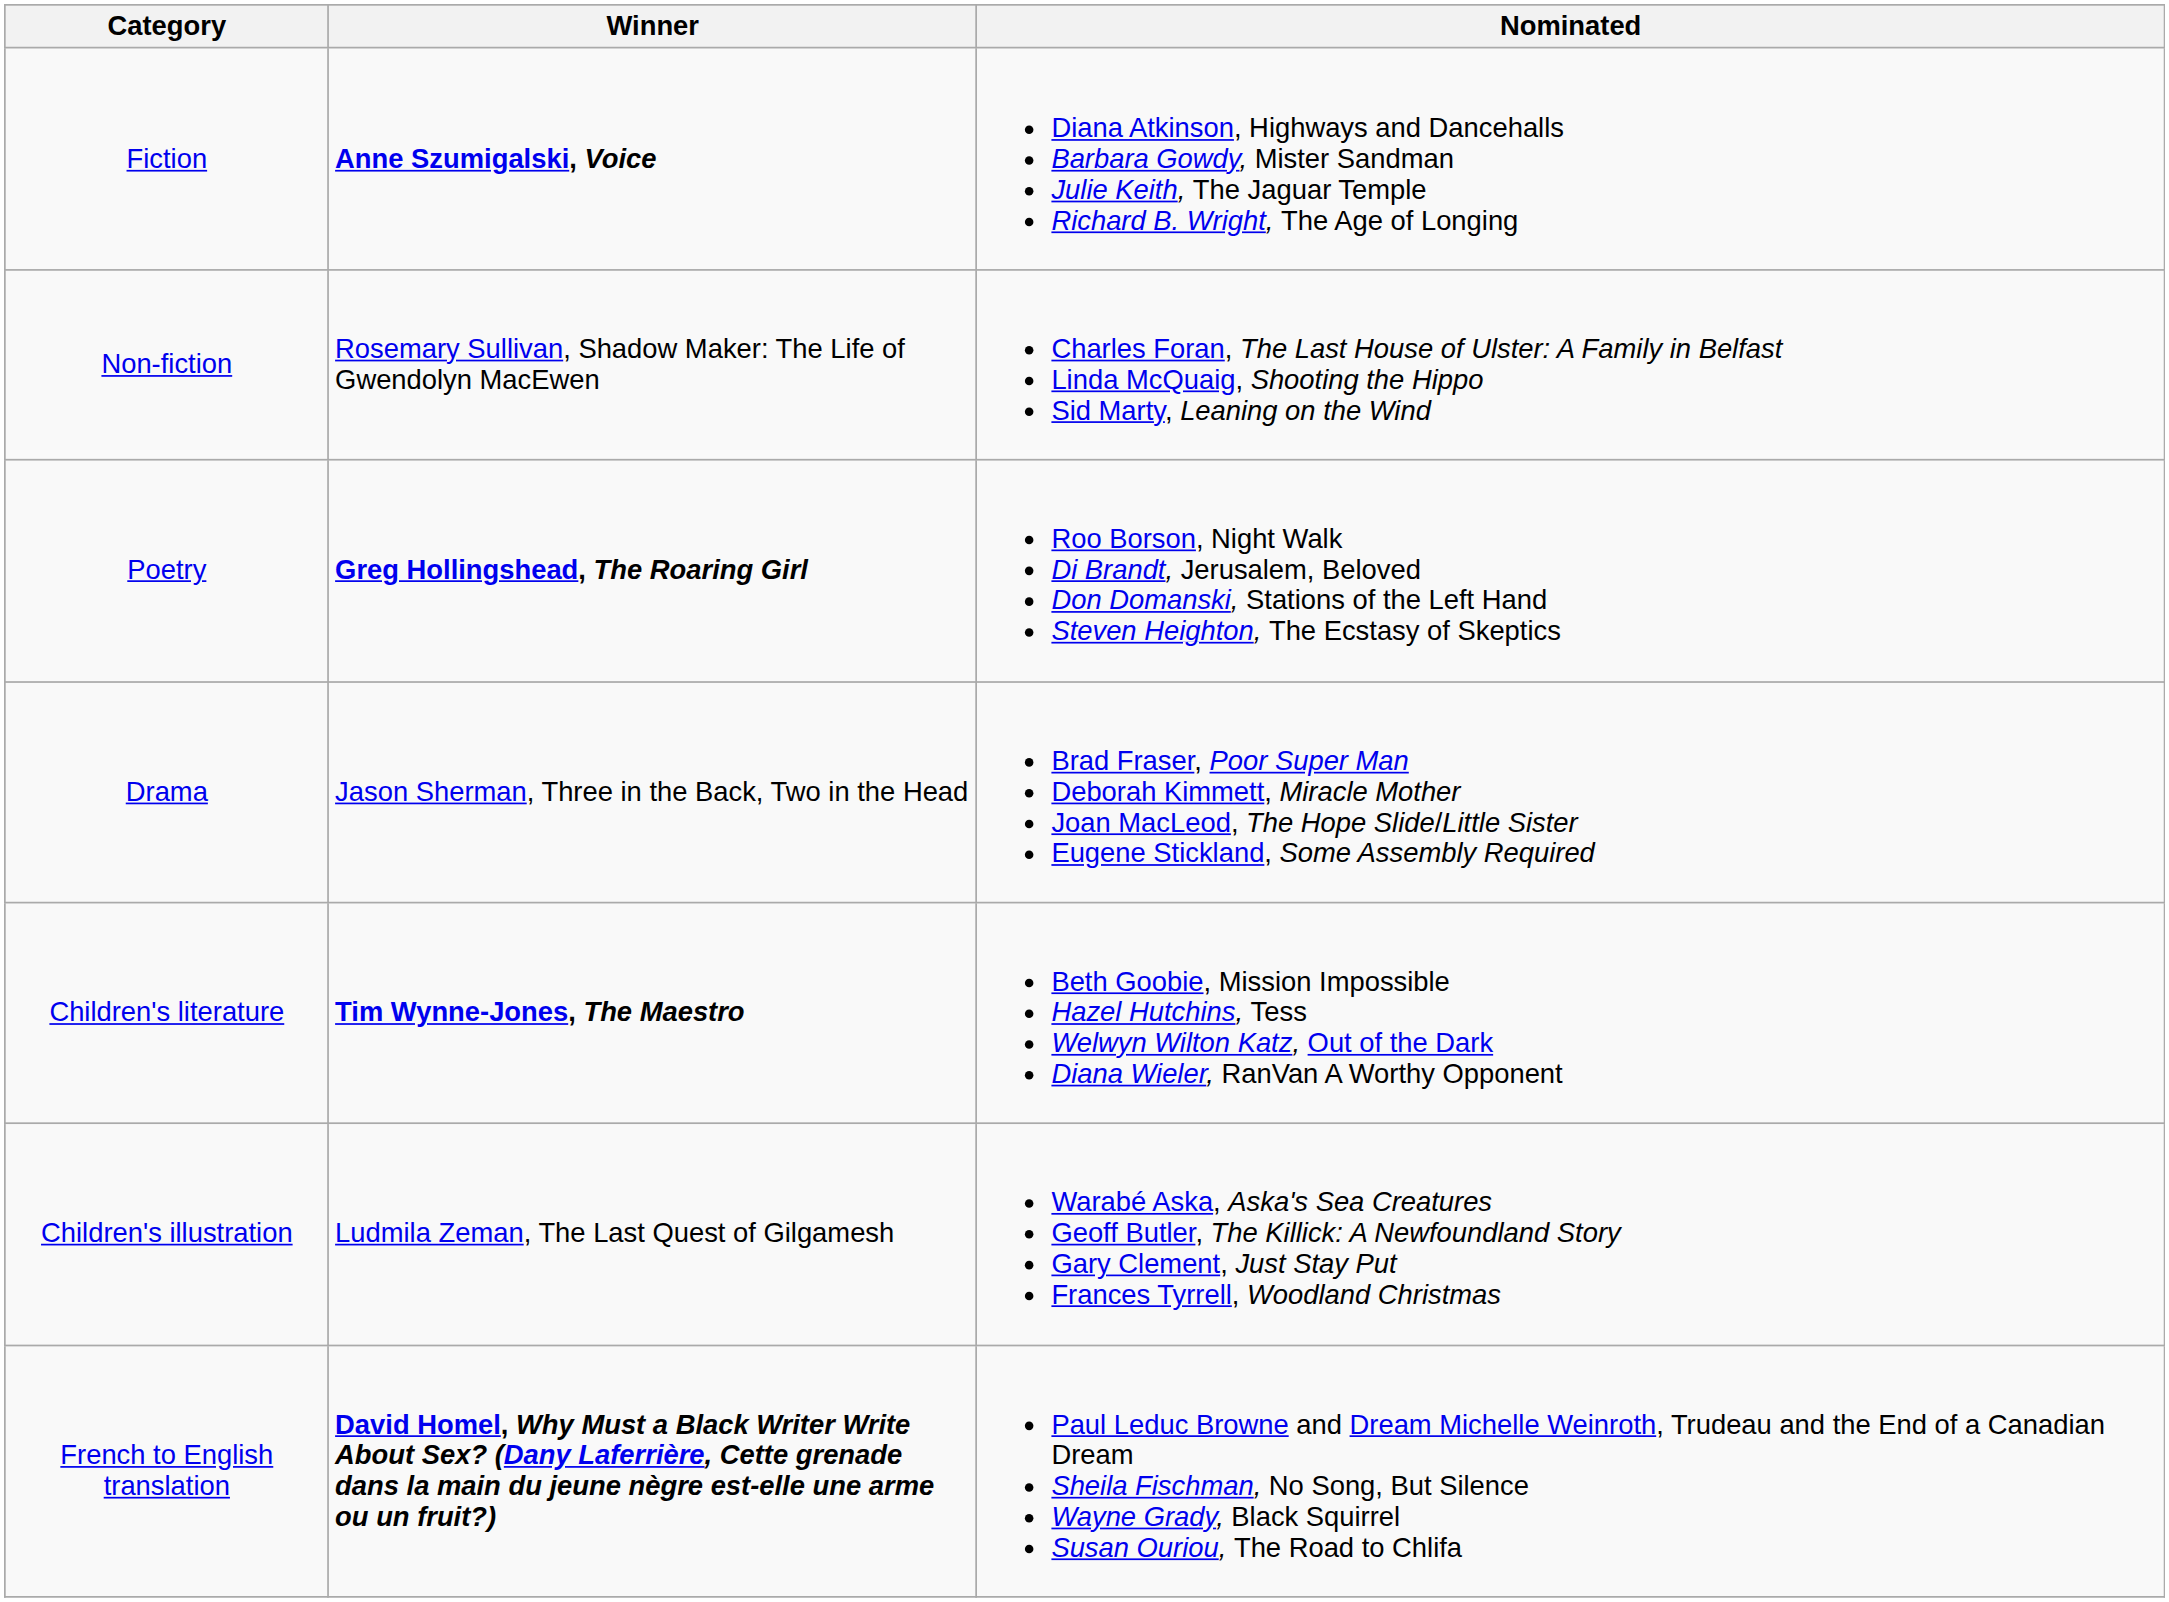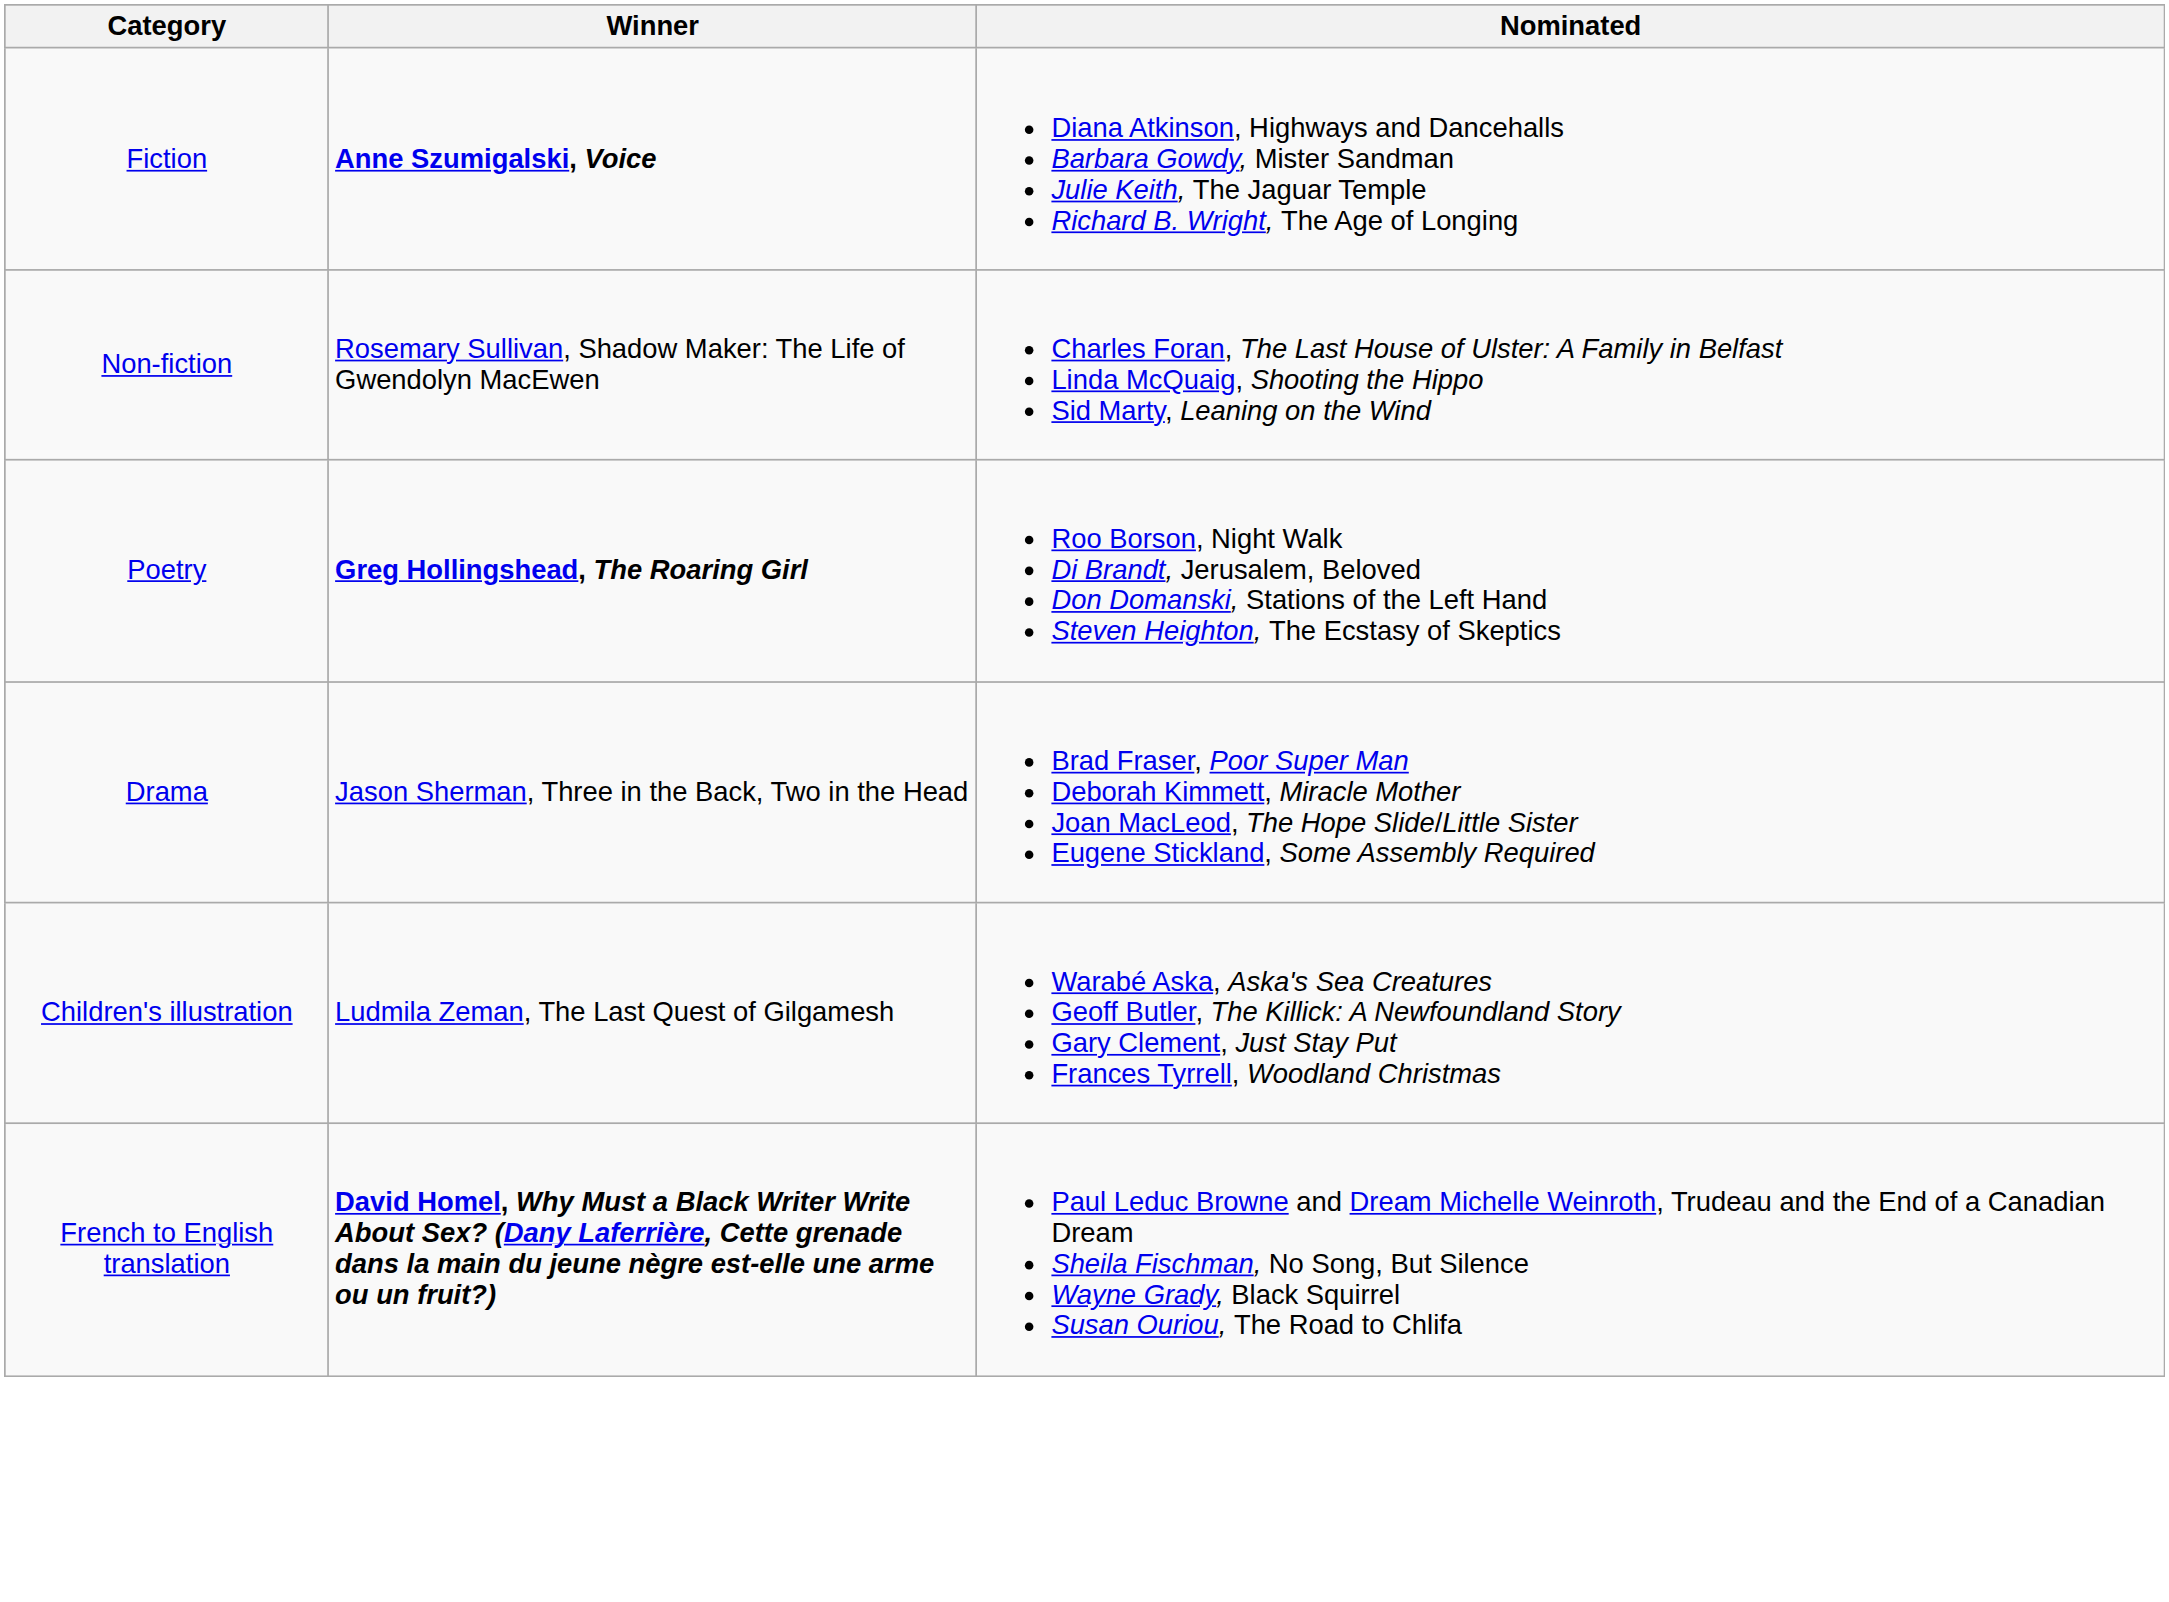- row: (167, 1012)
